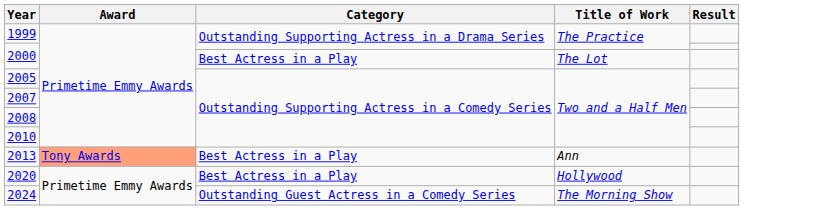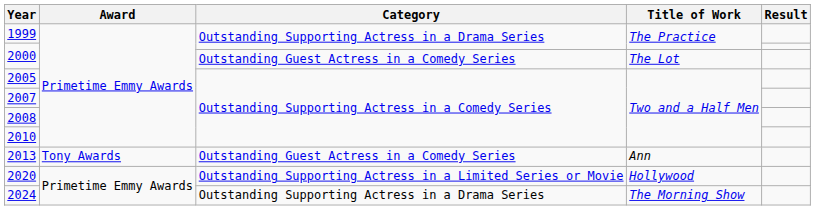(278, 59) Best Actress in a Play -> (357, 59) Outstanding Guest Actress in a Comedy Series
(81, 156) lightsalmon background -> (81, 156) no background
(278, 156) Best Actress in a Play -> (357, 156) Outstanding Guest Actress in a Comedy Series
(278, 176) Best Actress in a Play -> (411, 176) Outstanding Supporting Actress in a Limited Series or Movie
(357, 195) Outstanding Guest Actress in a Comedy Series -> (372, 195) Outstanding Supporting Actress in a Drama Series
